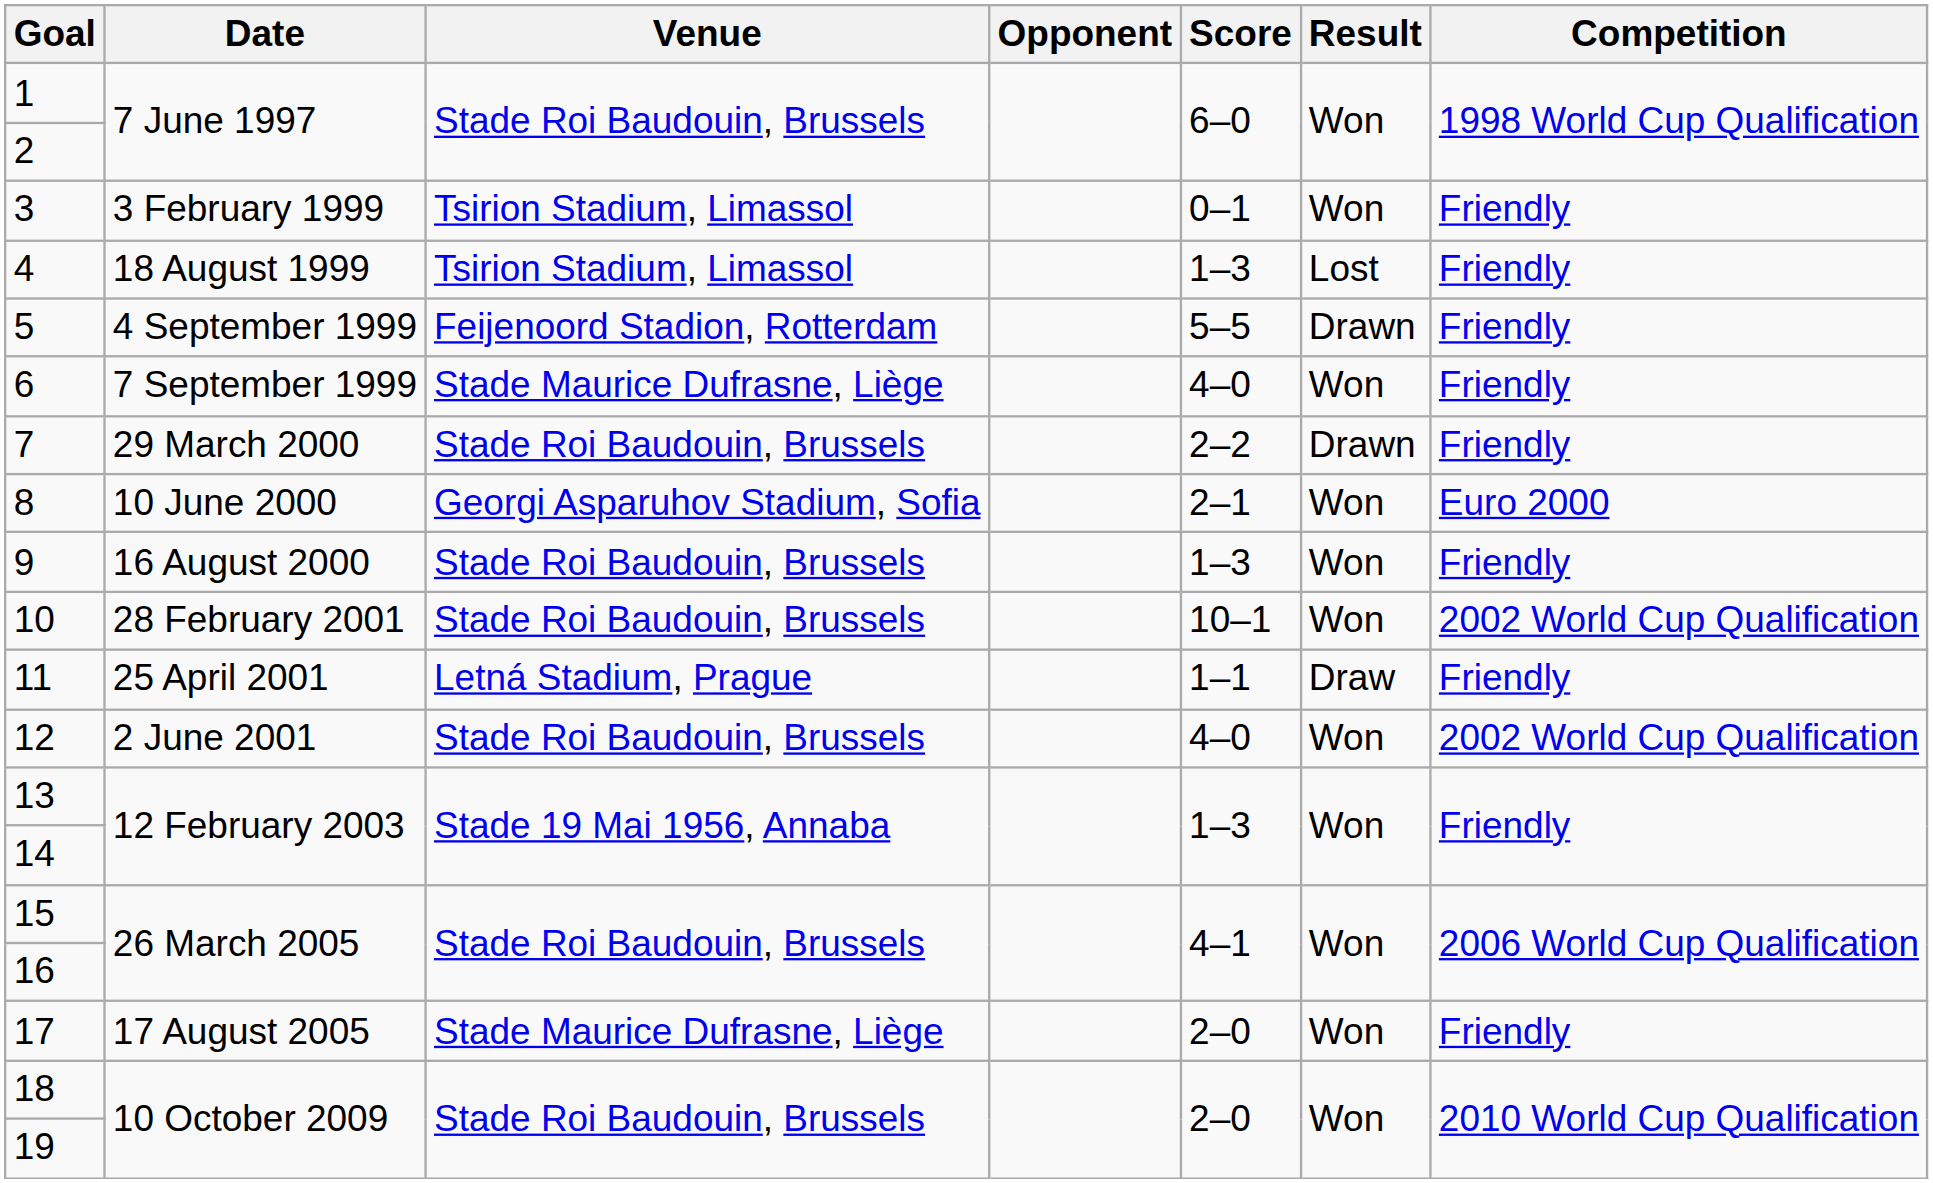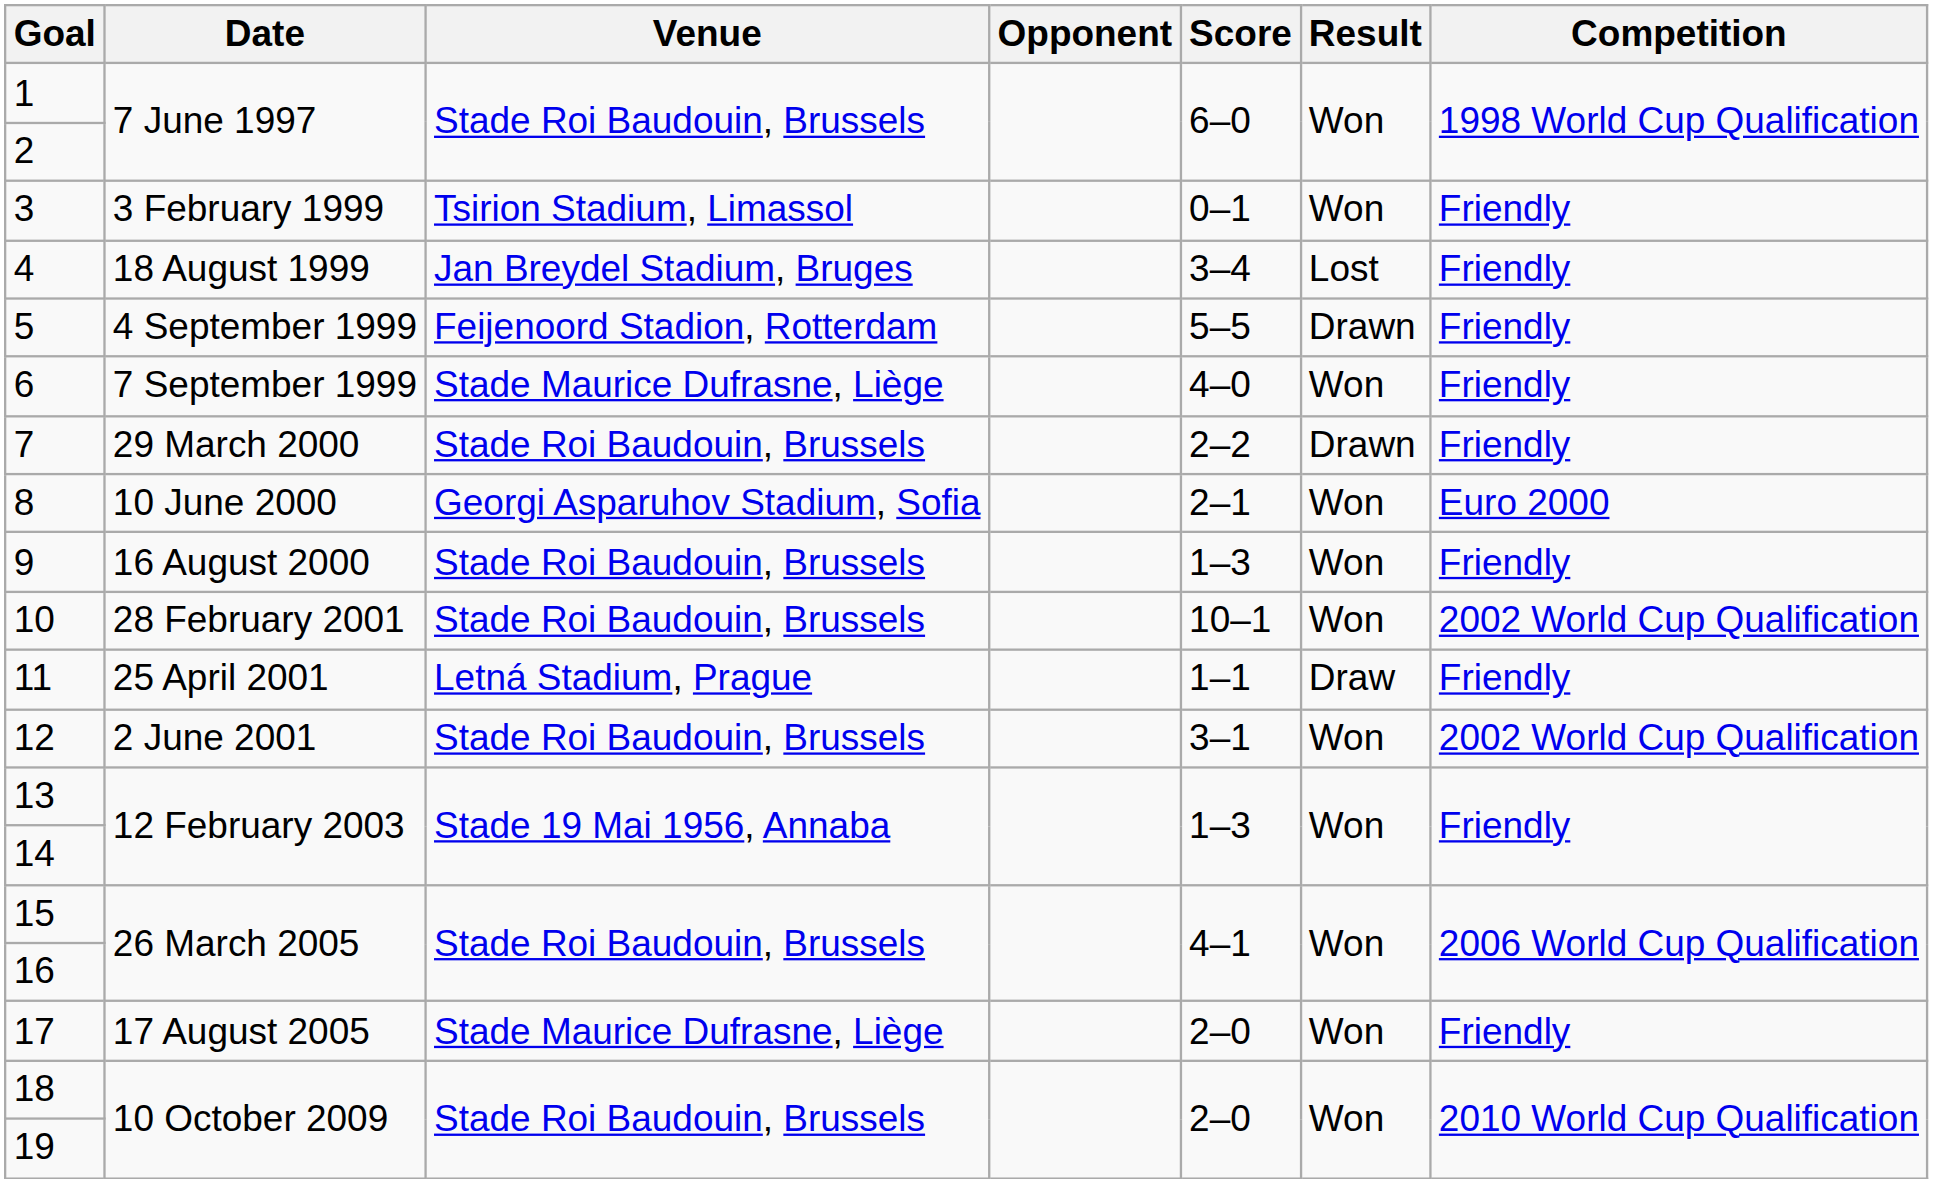(644, 268) Tsirion Stadium, Limassol -> (673, 268) Jan Breydel Stadium, Bruges
(1220, 268) 1–3 -> (1220, 268) 3–4
(1220, 737) 4–0 -> (1220, 737) 3–1
